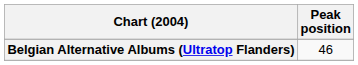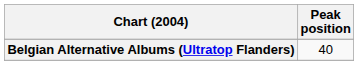(326, 49) 46 -> (326, 49) 40
